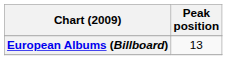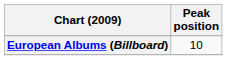(196, 45) 13 -> (196, 45) 10
